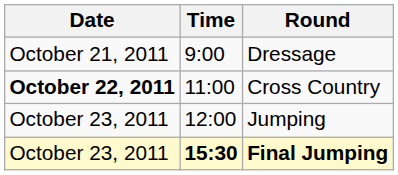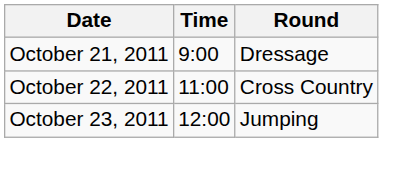(92, 86) bold -> (89, 86) normal
- row: (318, 152)
